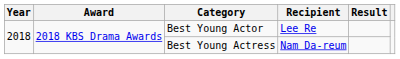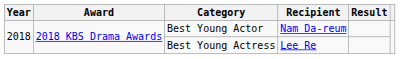(298, 29) Lee Re -> (313, 29) Nam Da-reum
(313, 45) Nam Da-reum -> (298, 45) Lee Re
